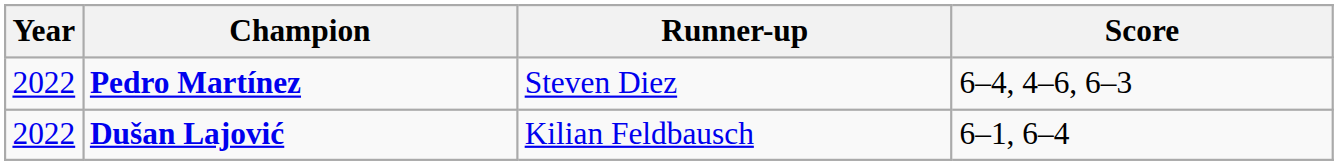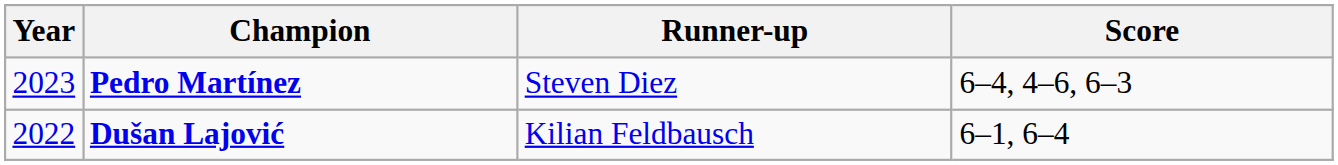(44, 82) 2022 -> (44, 82) 2023
